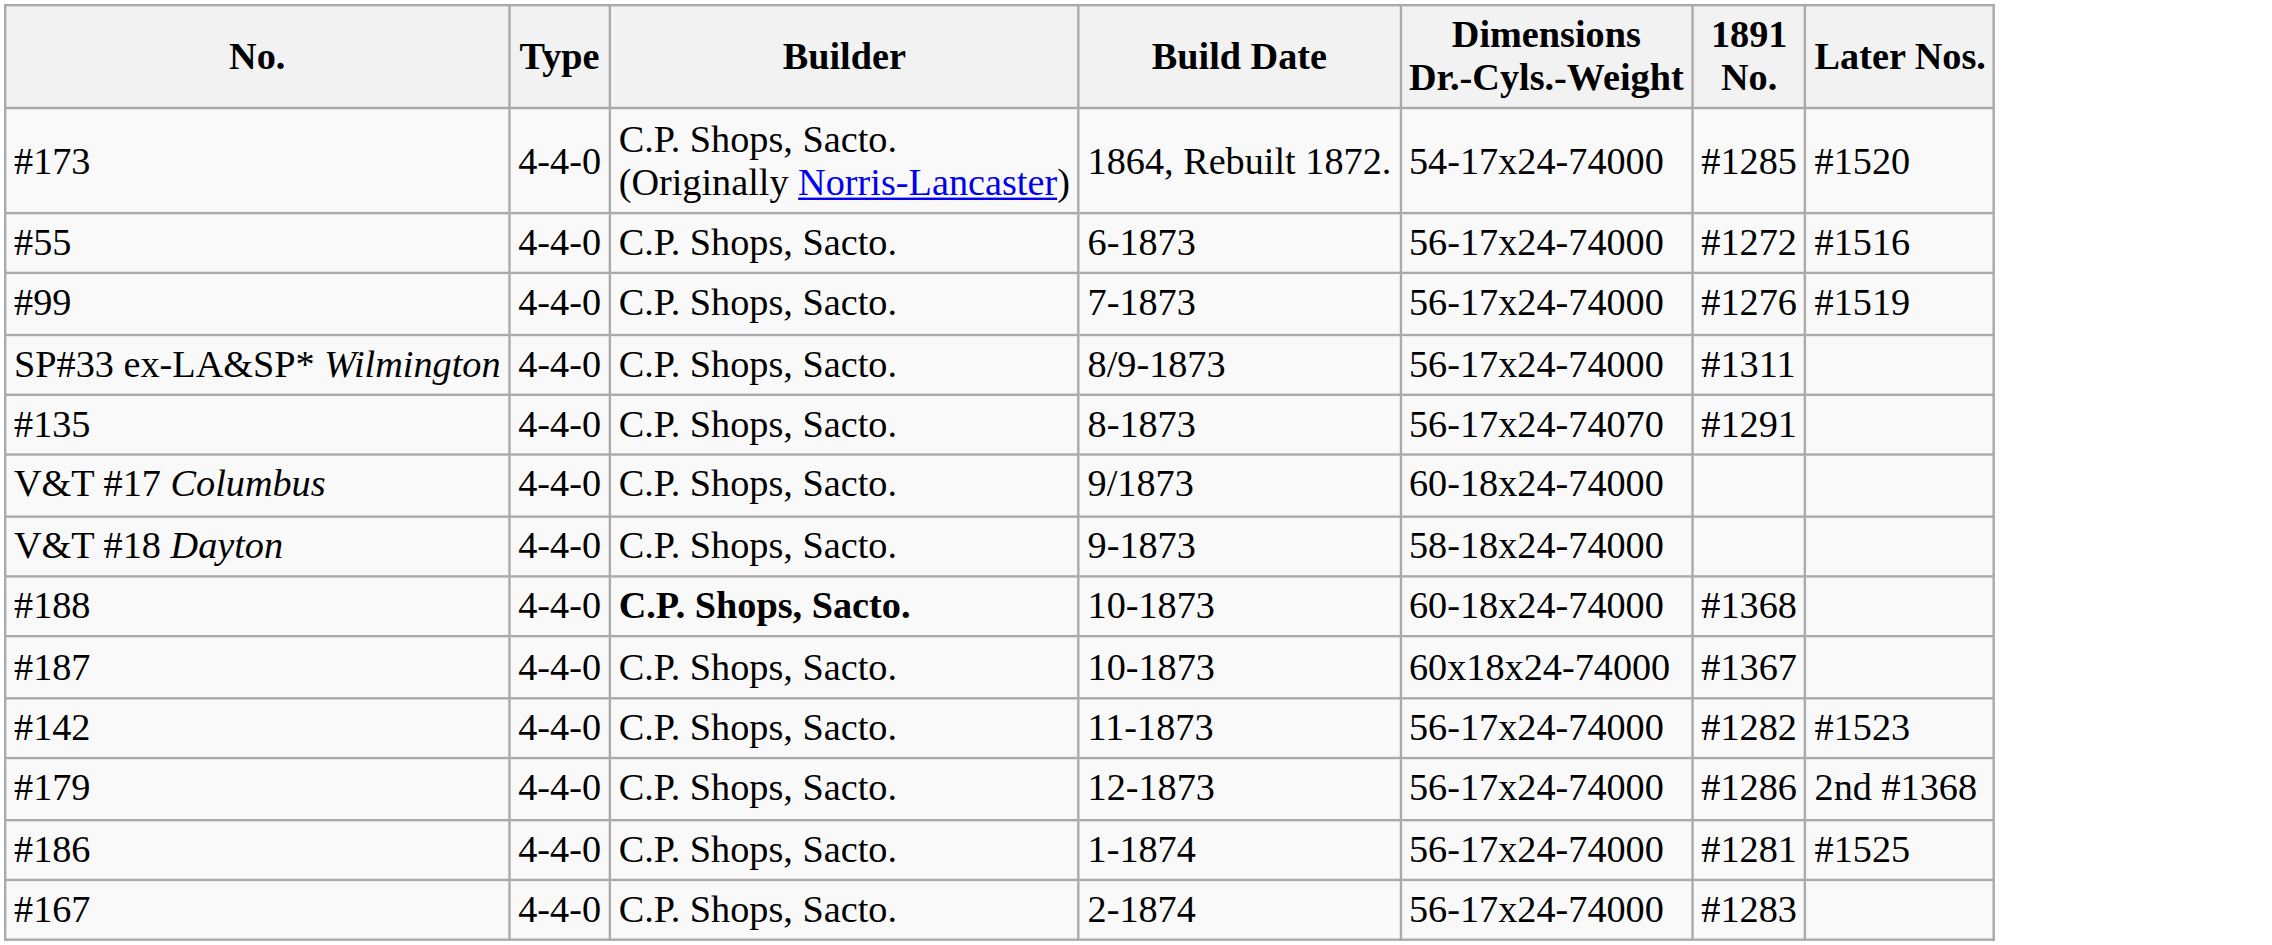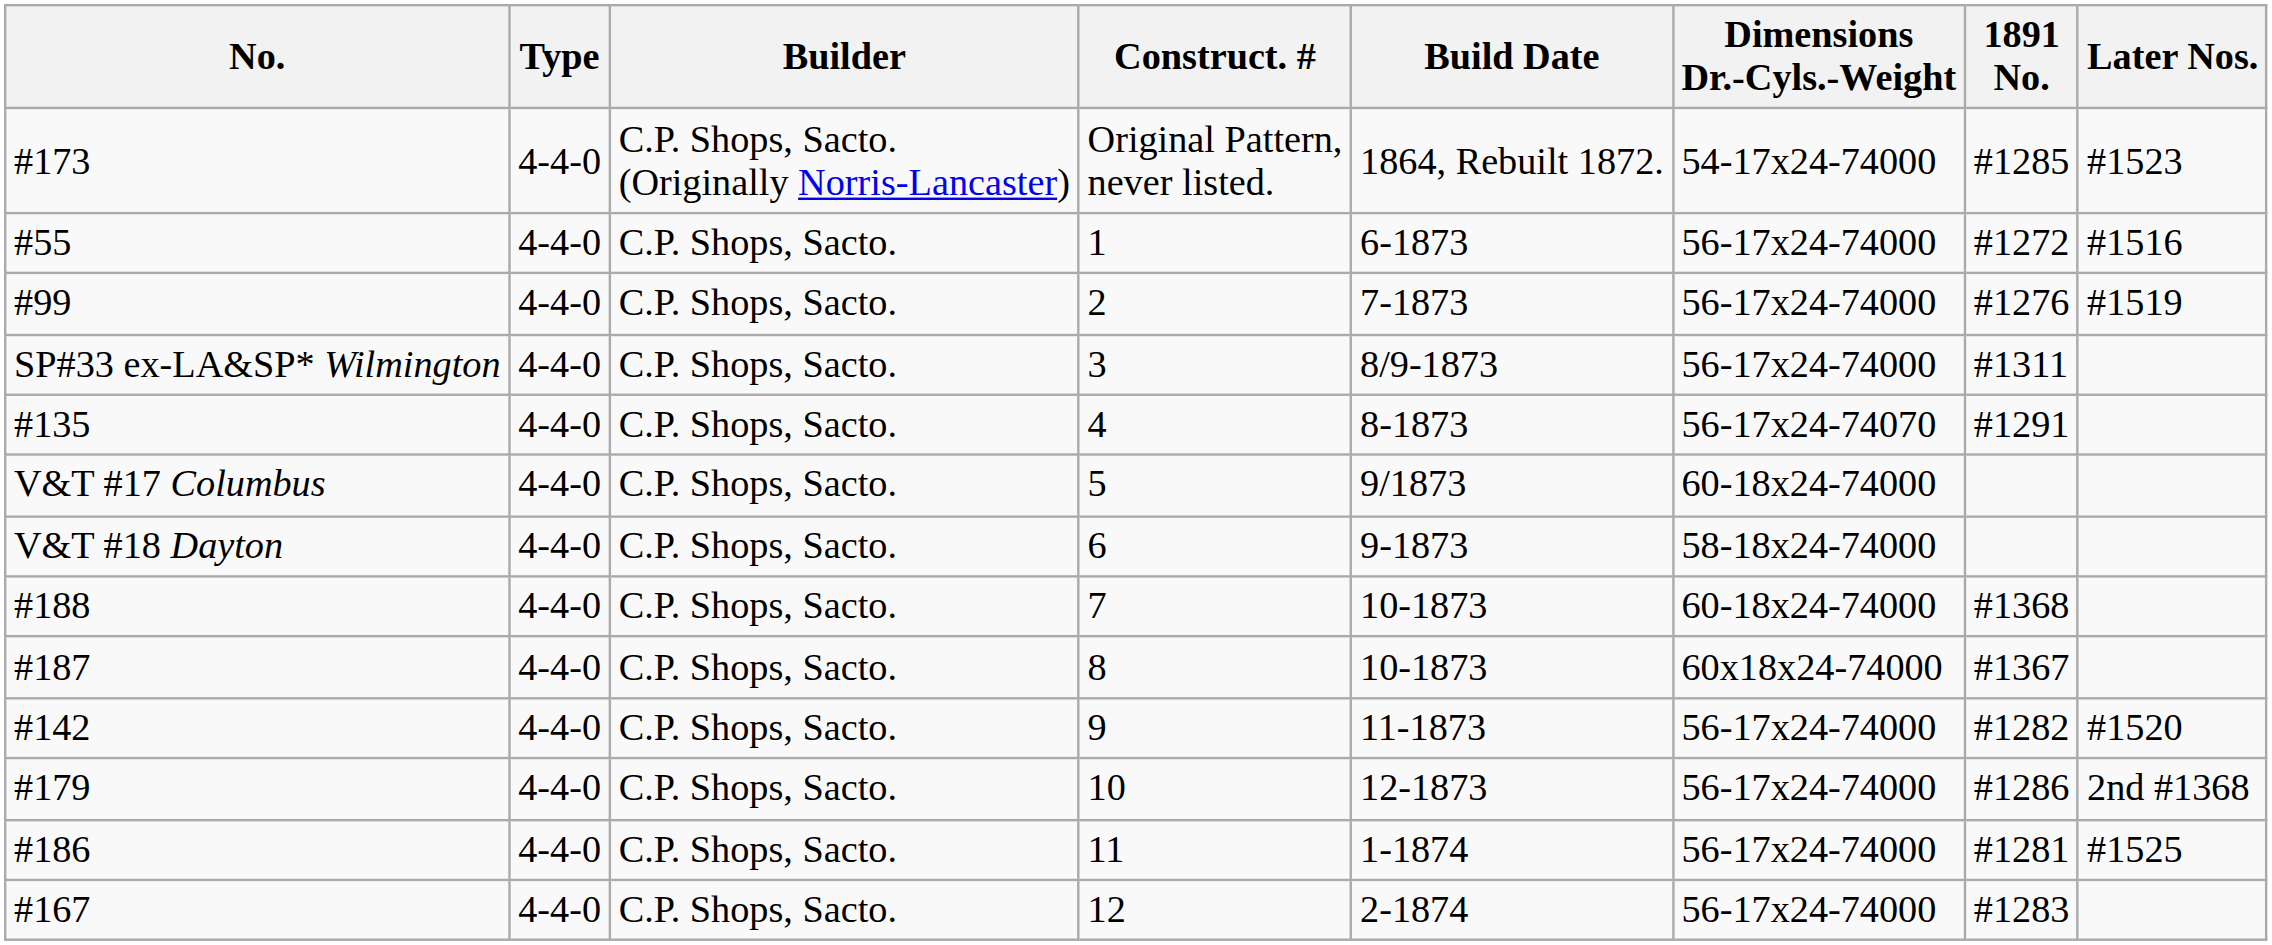+ column: (1215, 56)
(1862, 159) #1520 -> (2135, 159) #1523
(765, 606) bold -> (758, 606) normal
(1862, 727) #1523 -> (2135, 727) #1520
